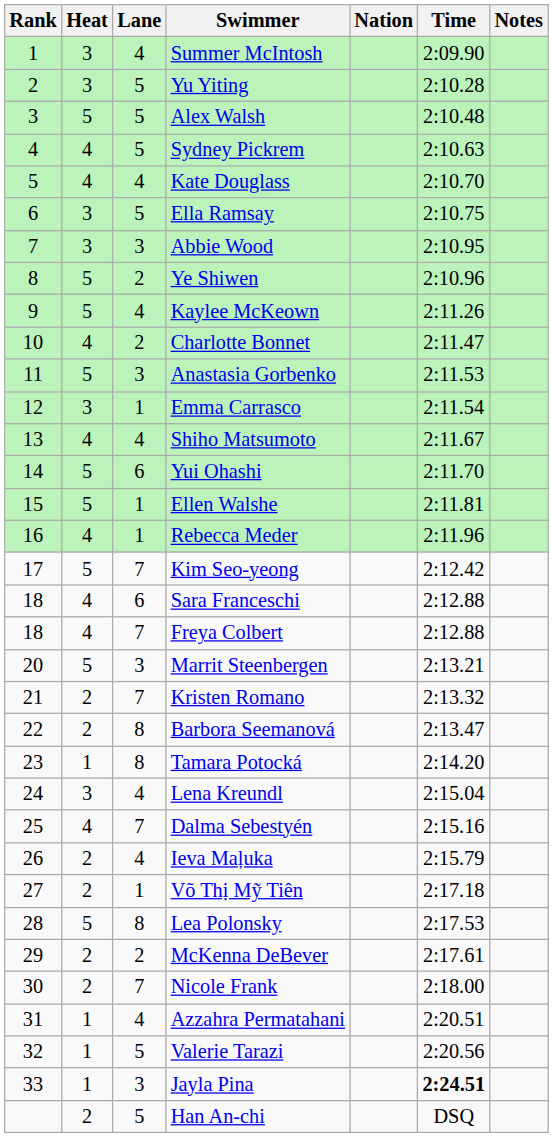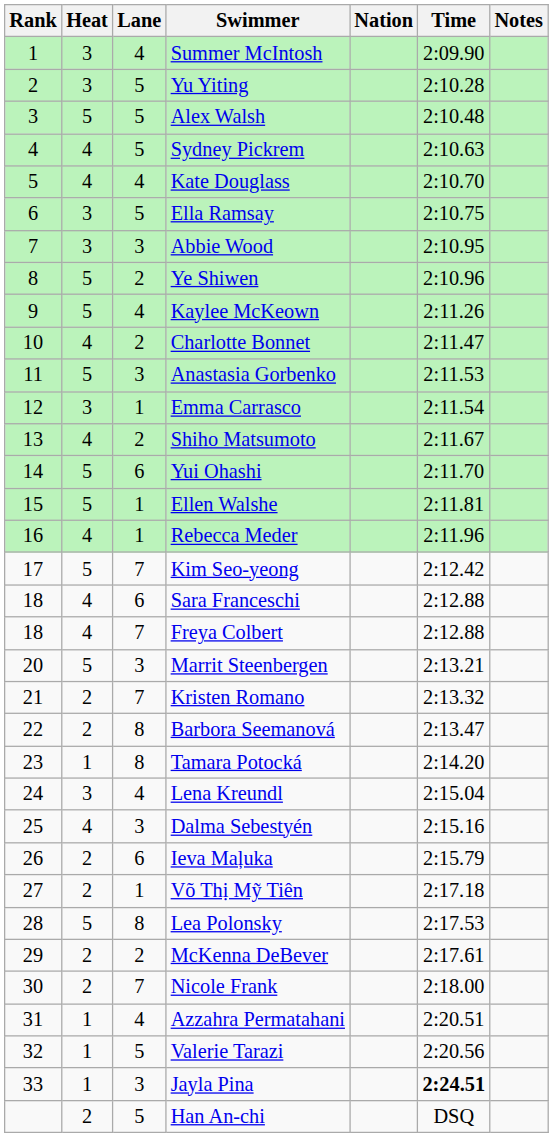(139, 439) 4 -> (139, 439) 2
(139, 826) 7 -> (139, 826) 3
(139, 858) 4 -> (139, 858) 6
